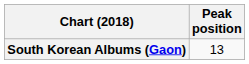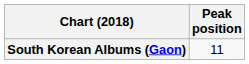(217, 49) 13 -> (217, 49) 11
